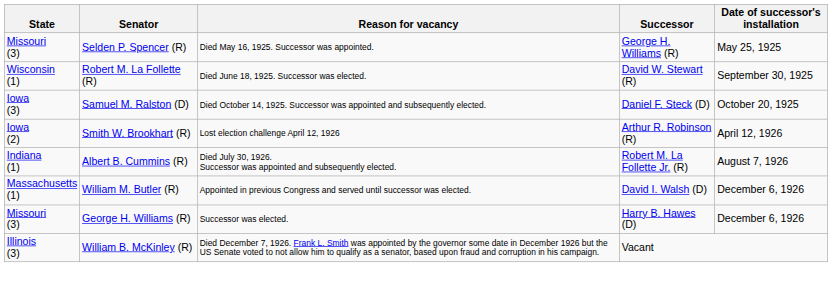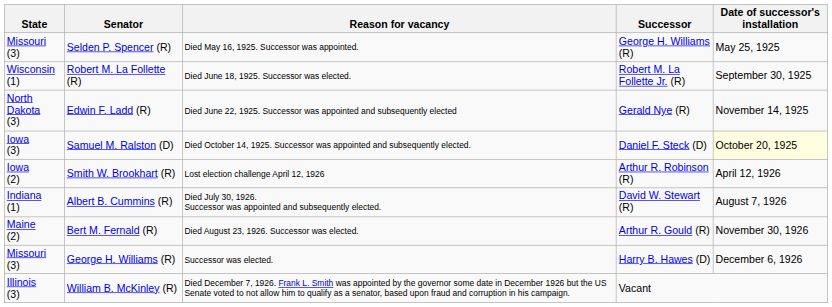(662, 76) David W. Stewart (R) -> (652, 76) Robert M. La Follette Jr. (R)
+ row: (109, 110)
(758, 104) no background -> (756, 145) lightyellow background
(655, 161) Robert M. La Follette Jr. (R) -> (659, 202) David W. Stewart (R)
+ row: (112, 231)
- row: (130, 190)
